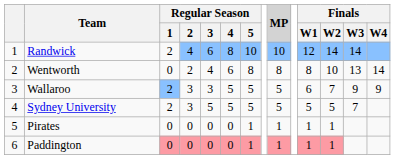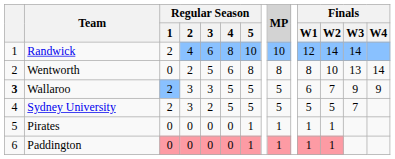(210, 70) 4 -> (210, 70) 5
(14, 88) normal -> (14, 88) bold
(210, 107) 5 -> (210, 107) 2
